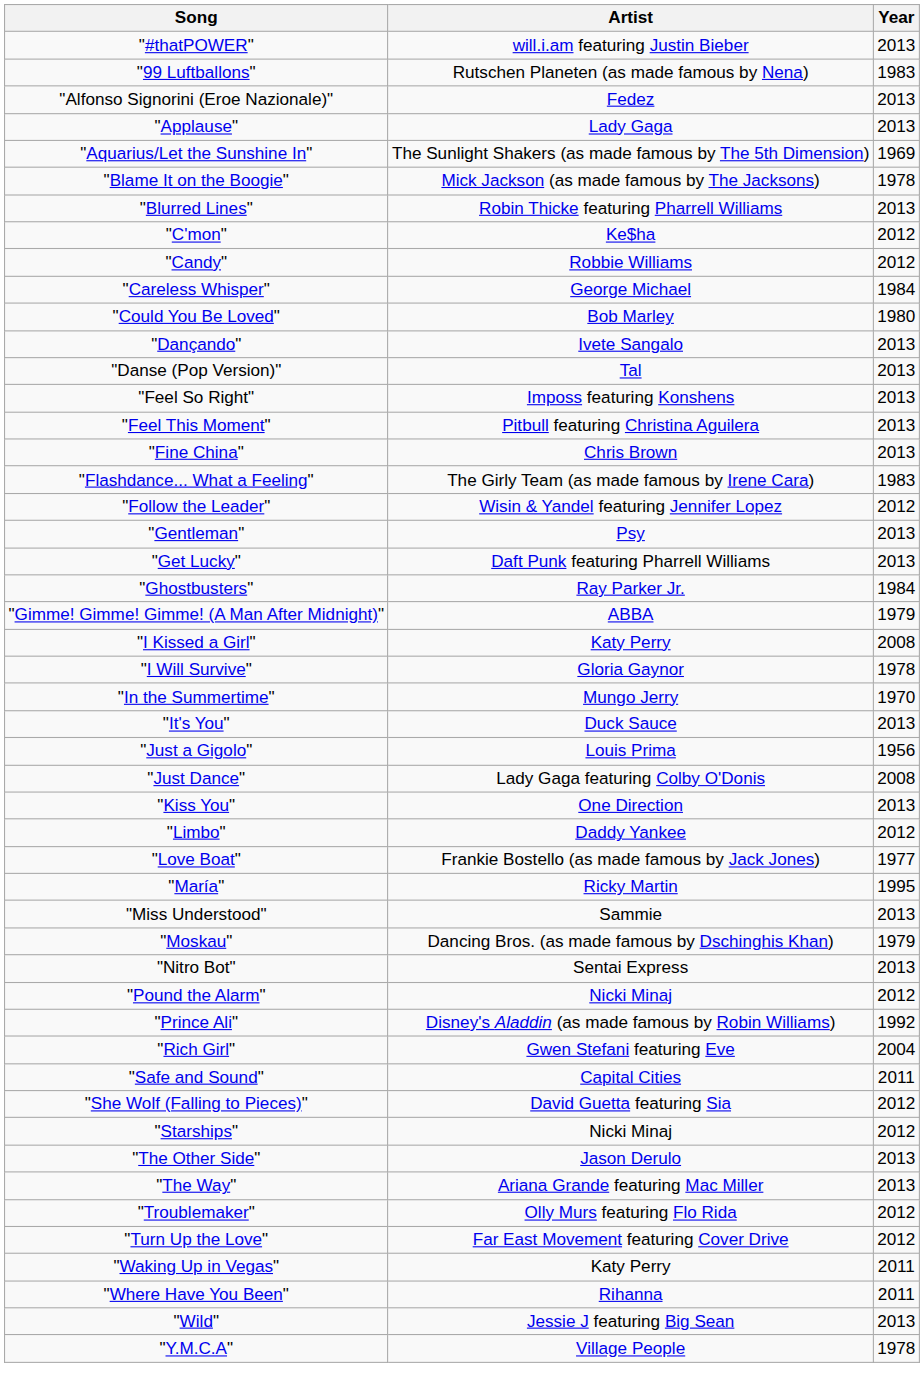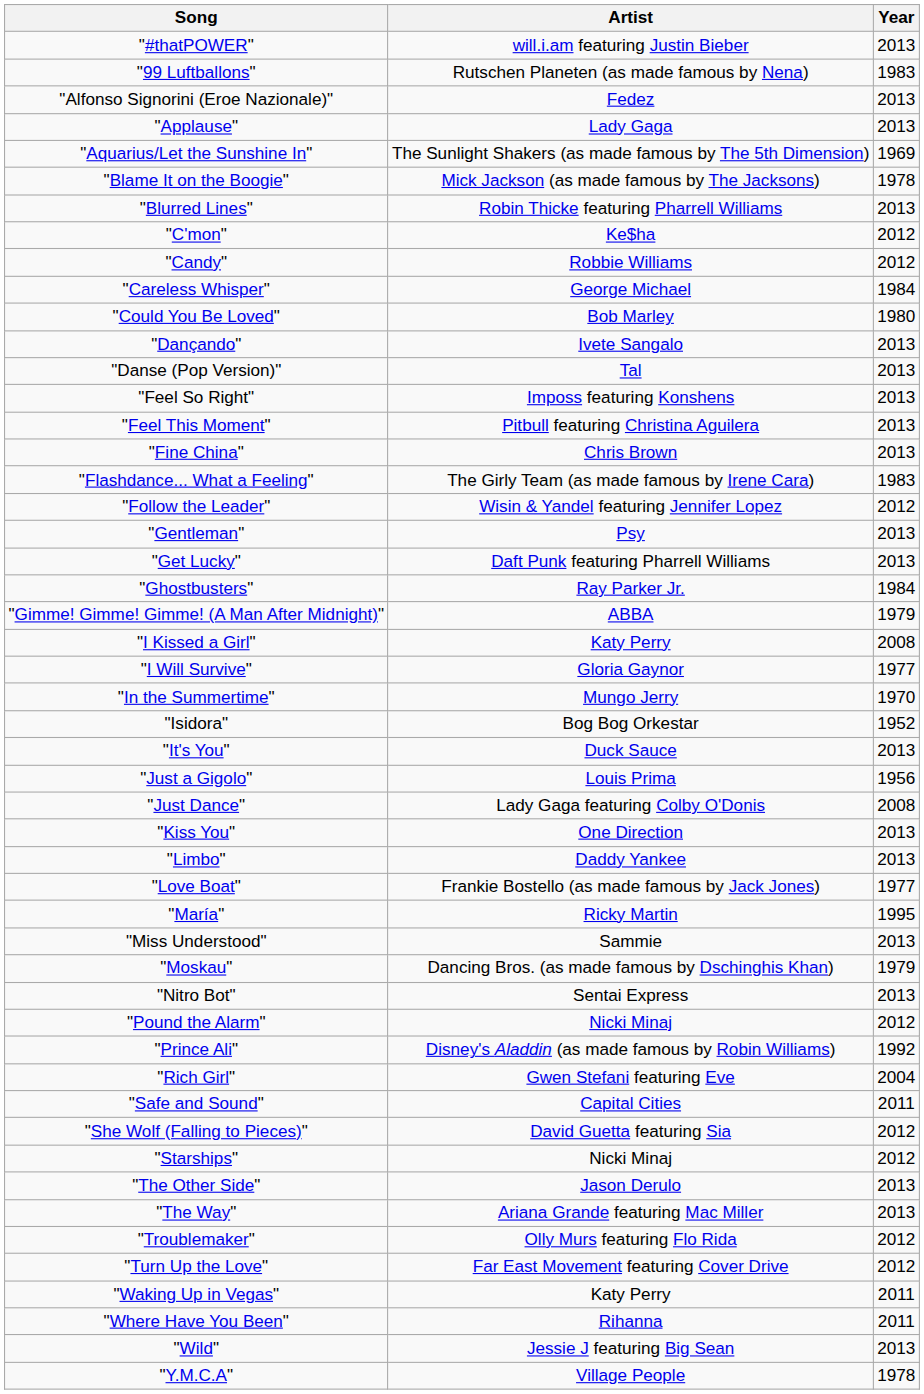(896, 669) 1978 -> (896, 669) 1977
+ row: (196, 724)
(896, 832) 2012 -> (896, 859) 2013
